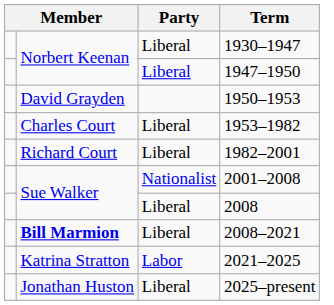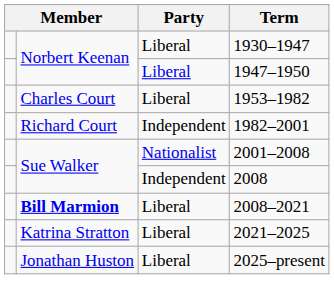- row: (262, 98)
(166, 152) Liberal -> (184, 125) Independent
(166, 206) Liberal -> (184, 179) Independent
(162, 260) Labor -> (166, 233) Liberal
